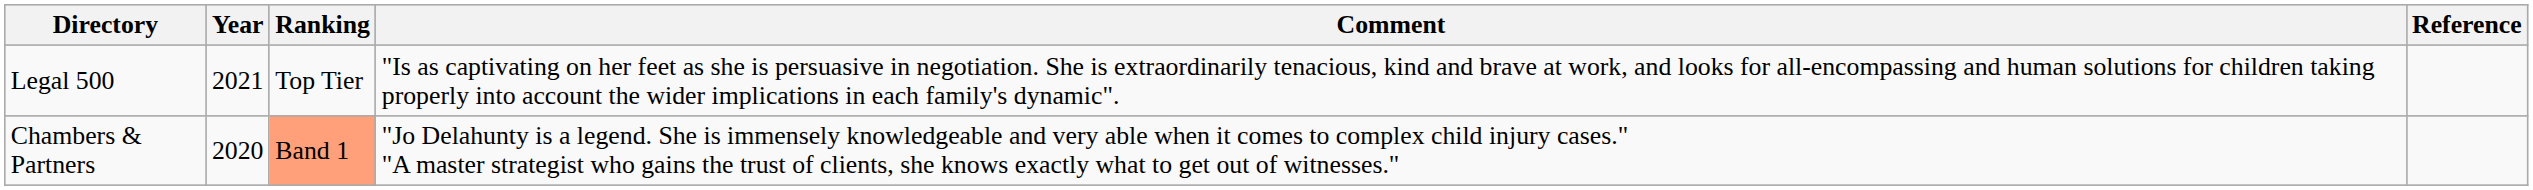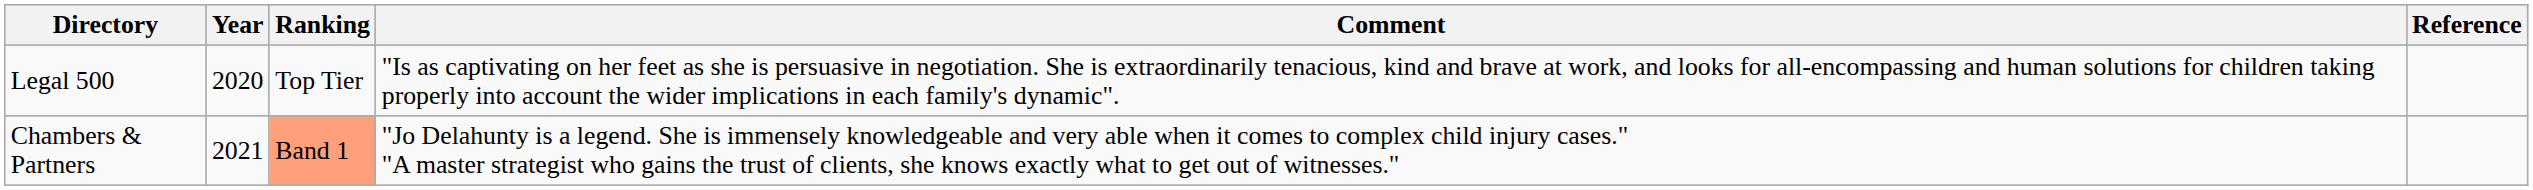(238, 80) 2021 -> (238, 80) 2020
(238, 150) 2020 -> (238, 150) 2021
